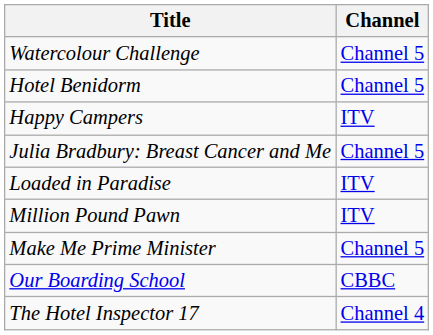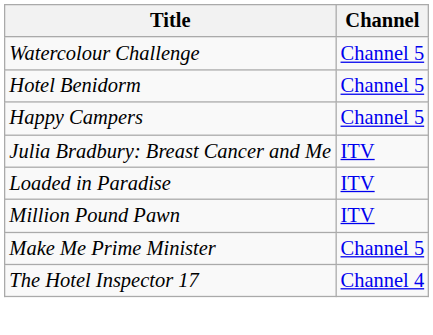(358, 118) ITV -> (382, 118) Channel 5
(382, 150) Channel 5 -> (358, 150) ITV
- row: (97, 280)
